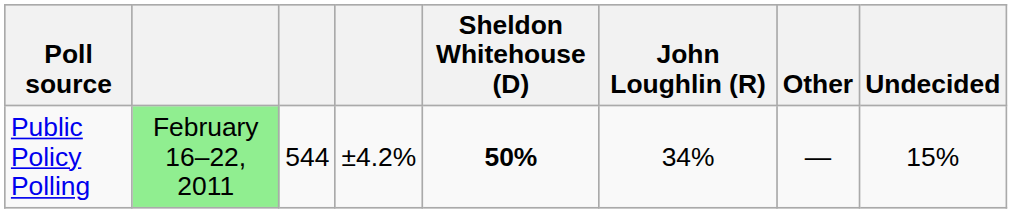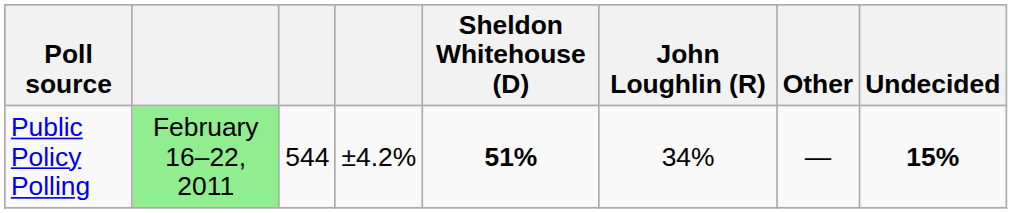(511, 156) 50% -> (511, 156) 51%
(933, 156) normal -> (933, 156) bold
